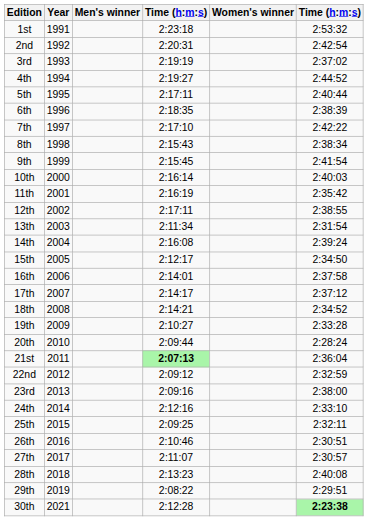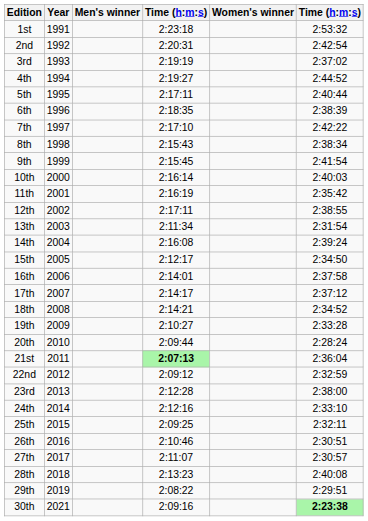(176, 392) 2:09:16 -> (176, 392) 2:12:28
(176, 507) 2:12:28 -> (176, 507) 2:09:16
